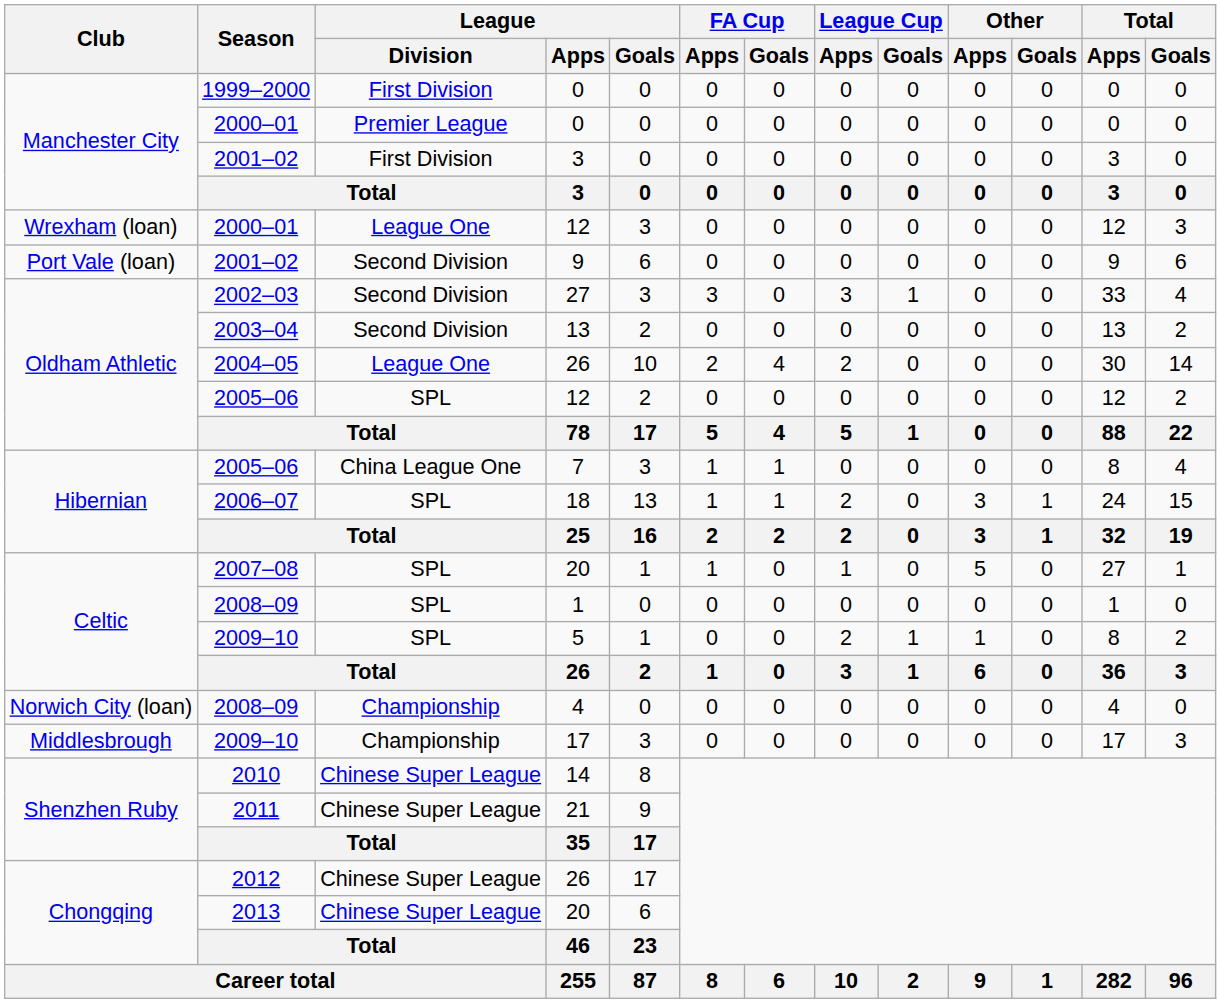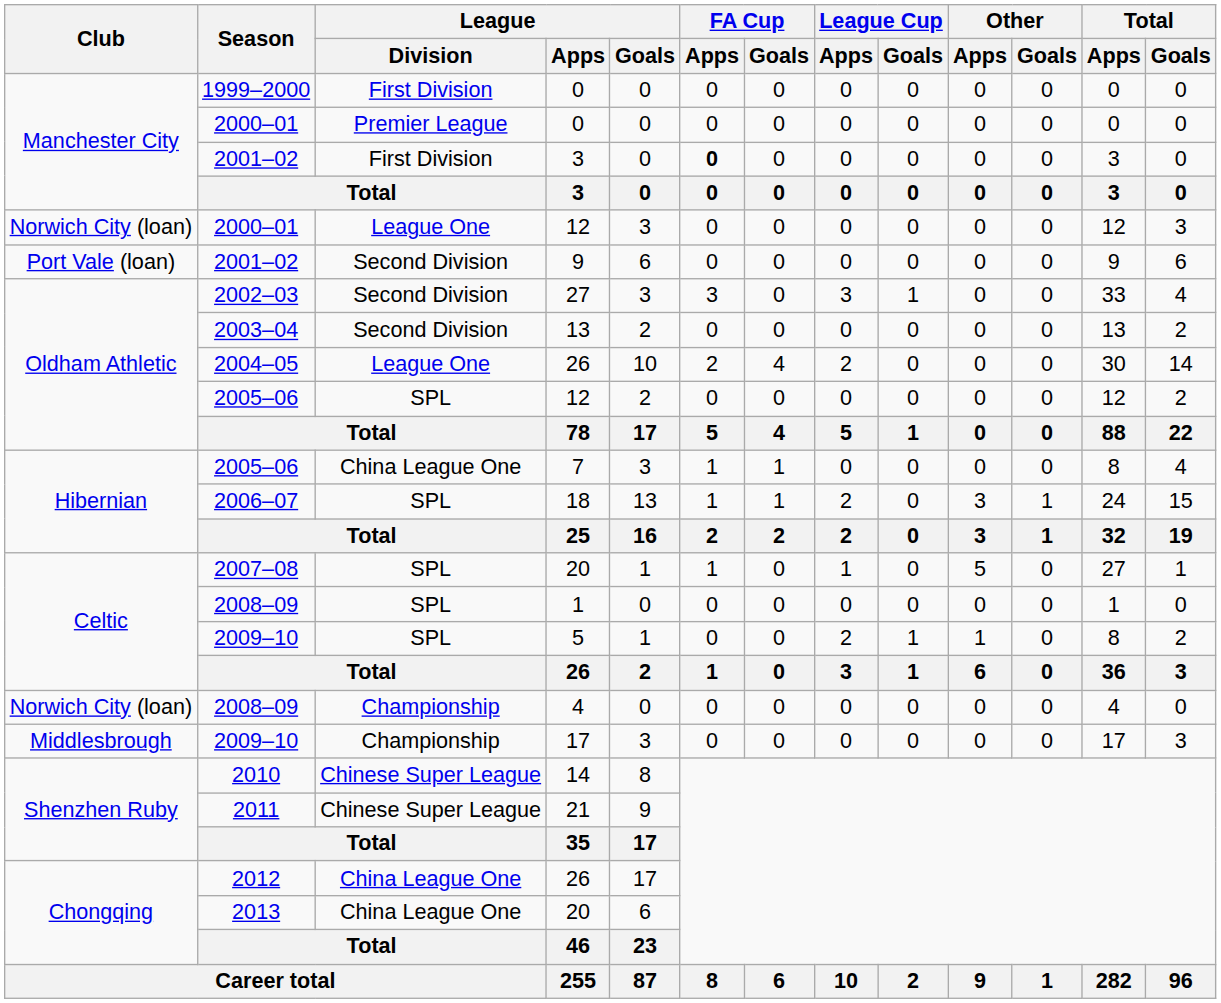(712, 158) normal -> (712, 158) bold
(101, 227) Wrexham (loan) -> (101, 227) Norwich City (loan)
(431, 878) Chinese Super League -> (431, 878) China League One
(431, 912) Chinese Super League -> (431, 912) China League One
